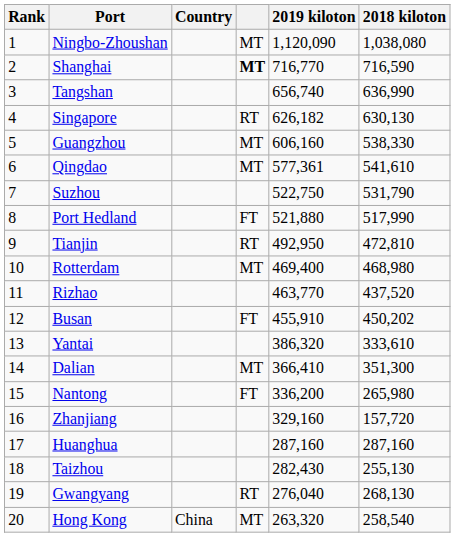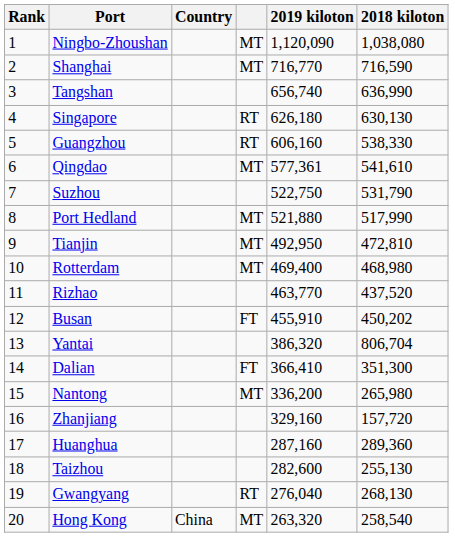(252, 67) bold -> (251, 67) normal
(298, 117) 626,182 -> (296, 117) 626,180
(251, 142) MT -> (249, 142) RT
(249, 218) FT -> (251, 218) MT
(249, 243) RT -> (251, 243) MT
(389, 343) 333,610 -> (387, 343) 806,704
(251, 368) MT -> (249, 368) FT
(249, 393) FT -> (251, 393) MT
(389, 444) 287,160 -> (387, 444) 289,360
(298, 469) 282,430 -> (296, 469) 282,600
